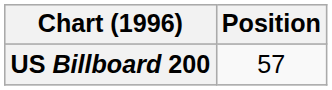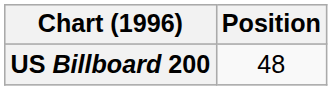(271, 64) 57 -> (271, 64) 48
